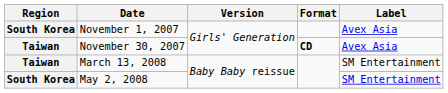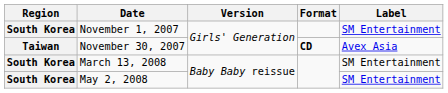(370, 30) Avex Asia -> (391, 30) SM Entertainment
(41, 63) Taiwan -> (41, 63) South Korea
